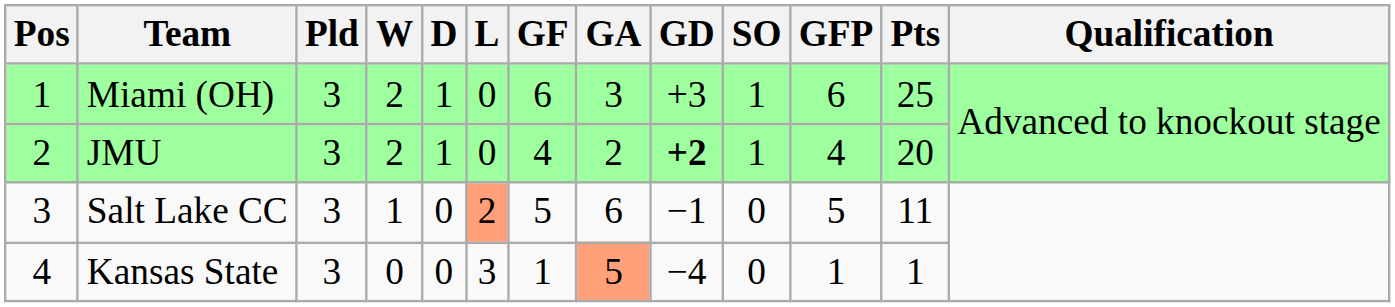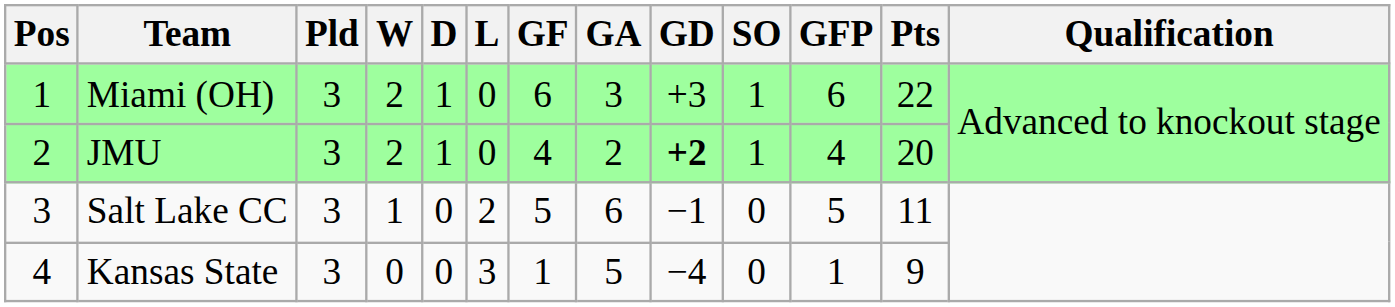(915, 93) 25 -> (915, 93) 22
(487, 211) lightsalmon background -> (487, 211) no background
(614, 270) lightsalmon background -> (614, 270) no background
(915, 270) 1 -> (915, 270) 9
